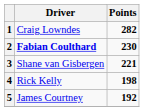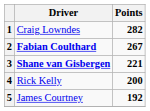(129, 47) 230 -> (135, 47) 267
(60, 64) normal -> (63, 64) bold
(129, 81) 198 -> (135, 81) 200
